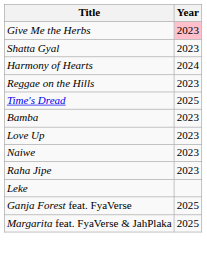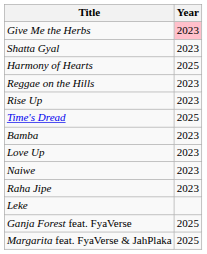(188, 65) 2024 -> (188, 65) 2025
+ row: (25, 100)
